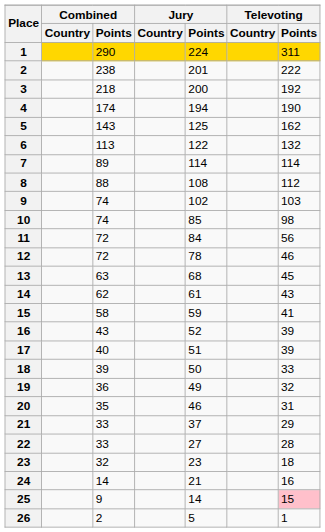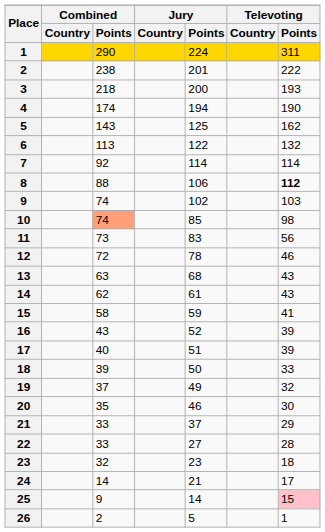(291, 89) 192 -> (291, 89) 193
(102, 164) 89 -> (102, 164) 92
(198, 182) 108 -> (198, 182) 106
(290, 182) normal -> (291, 182) bold
(102, 220) no background -> (102, 220) lightsalmon background
(102, 238) 72 -> (102, 238) 73
(195, 238) 84 -> (195, 238) 83
(288, 276) 45 -> (288, 276) 43
(102, 387) 36 -> (102, 387) 37
(288, 406) 31 -> (288, 406) 30
(288, 481) 16 -> (288, 481) 17
